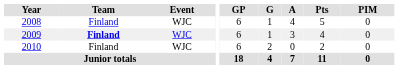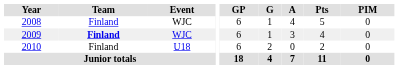(182, 46) WJC -> (182, 46) U18
